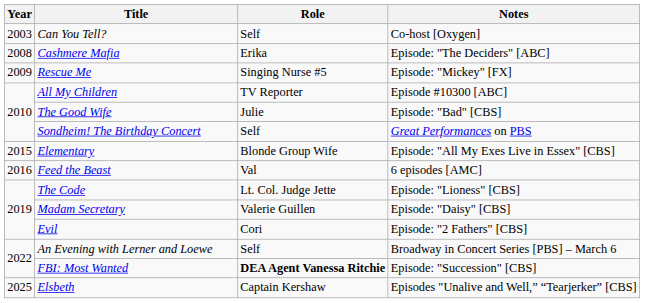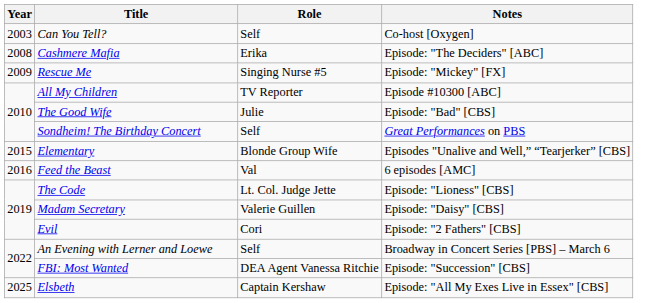(503, 151) Episode: "All My Exes Live in Essex" [CBS] -> (507, 151) Episodes "Unalive and Well,” “Tearjerker” [CBS]
(313, 268) bold -> (310, 268) normal
(514, 287) Episodes "Unalive and Well,” “Tearjerker” [CBS] -> (496, 287) Episode: "All My Exes Live in Essex" [CBS]
